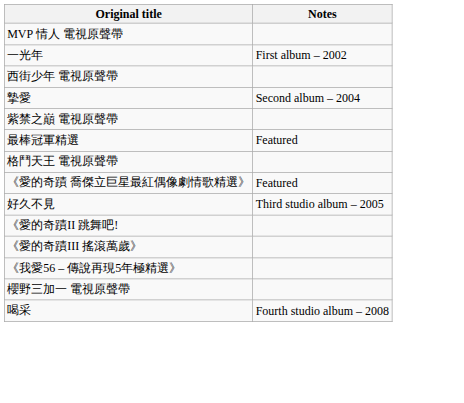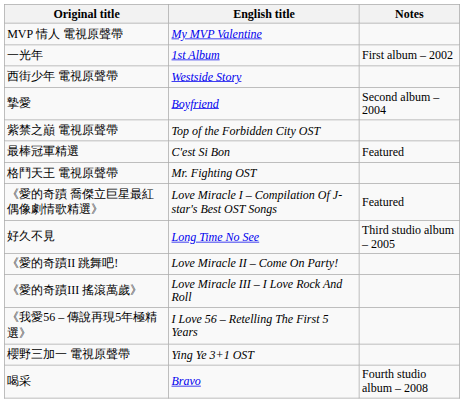+ column: (264, 14)
